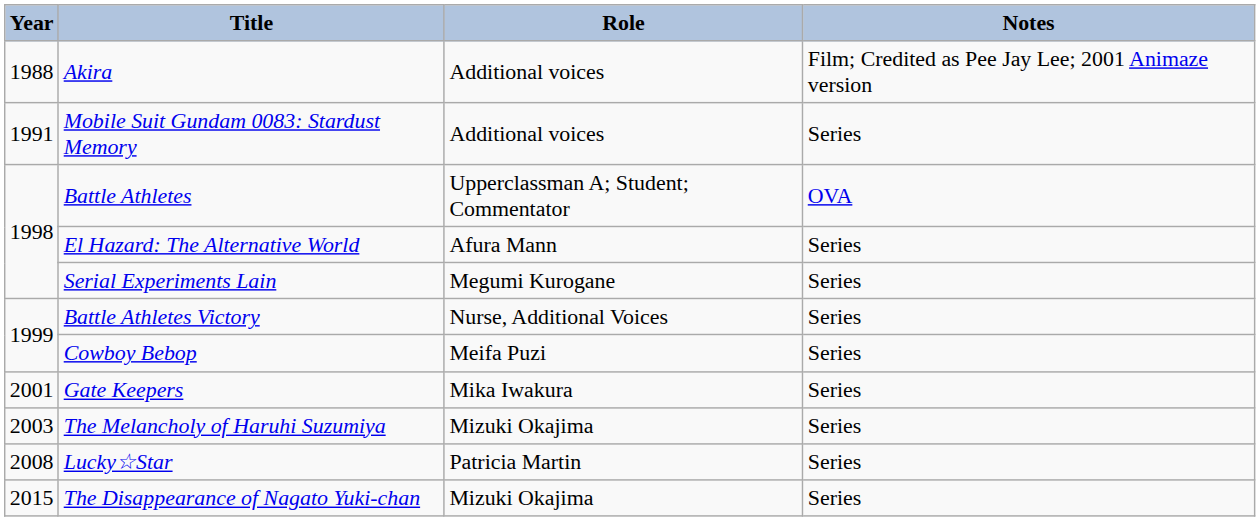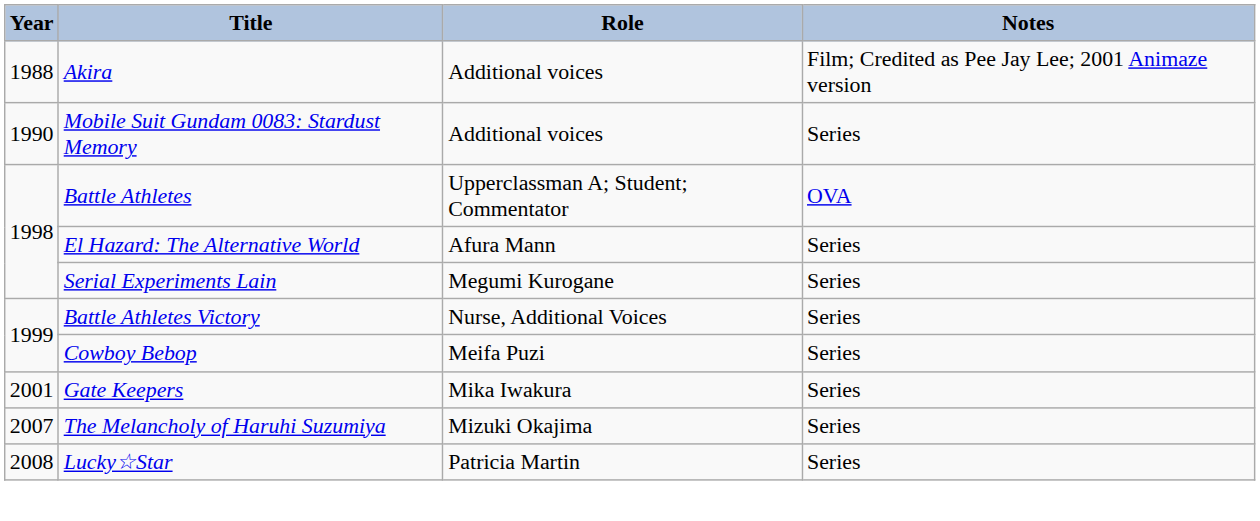(32, 133) 1991 -> (32, 133) 1990
(32, 425) 2003 -> (32, 425) 2007
- row: (242, 497)
